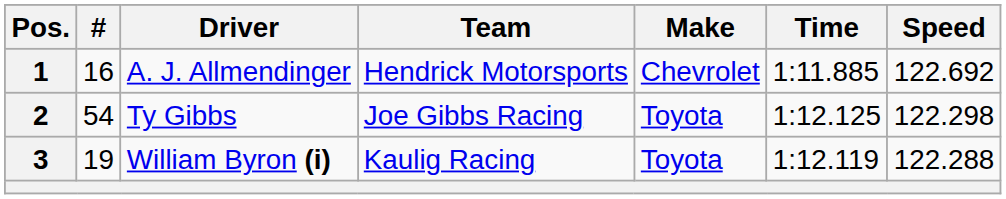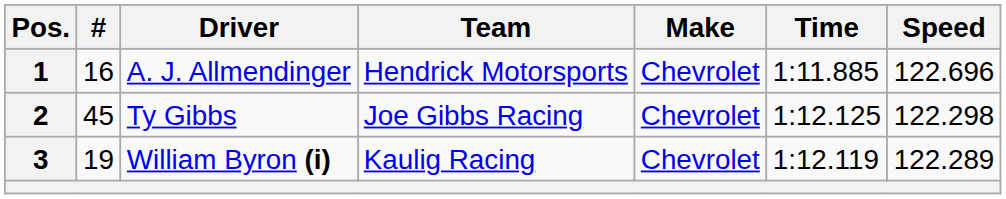(944, 71) 122.692 -> (944, 71) 122.696
(98, 115) 54 -> (98, 115) 45
(682, 115) Toyota -> (700, 115) Chevrolet
(682, 159) Toyota -> (700, 159) Chevrolet
(944, 159) 122.288 -> (944, 159) 122.289
